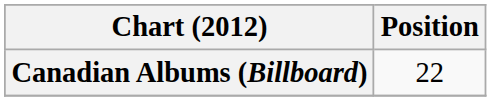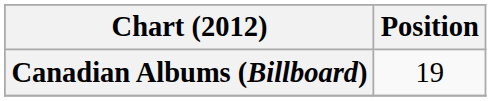(430, 72) 22 -> (430, 72) 19
